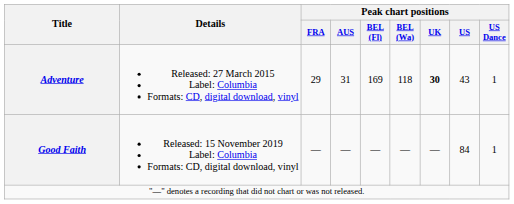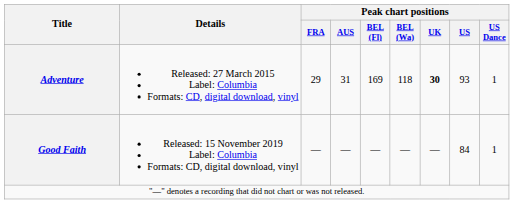(465, 79) 43 -> (465, 79) 93
